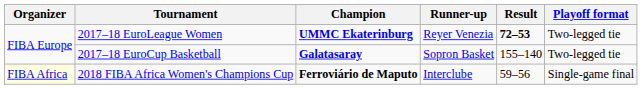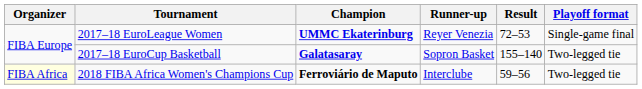(515, 34) bold -> (515, 34) normal
(584, 34) Two-legged tie -> (591, 34) Single-game final
(591, 74) Single-game final -> (584, 74) Two-legged tie
